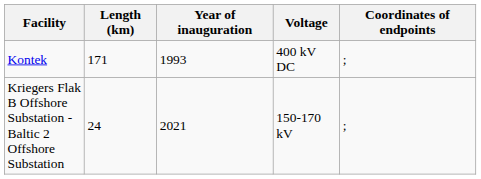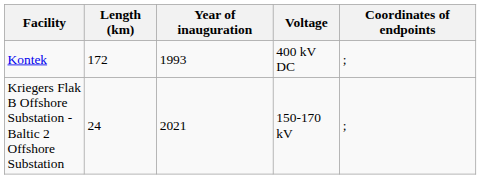(98, 59) 171 -> (98, 59) 172
